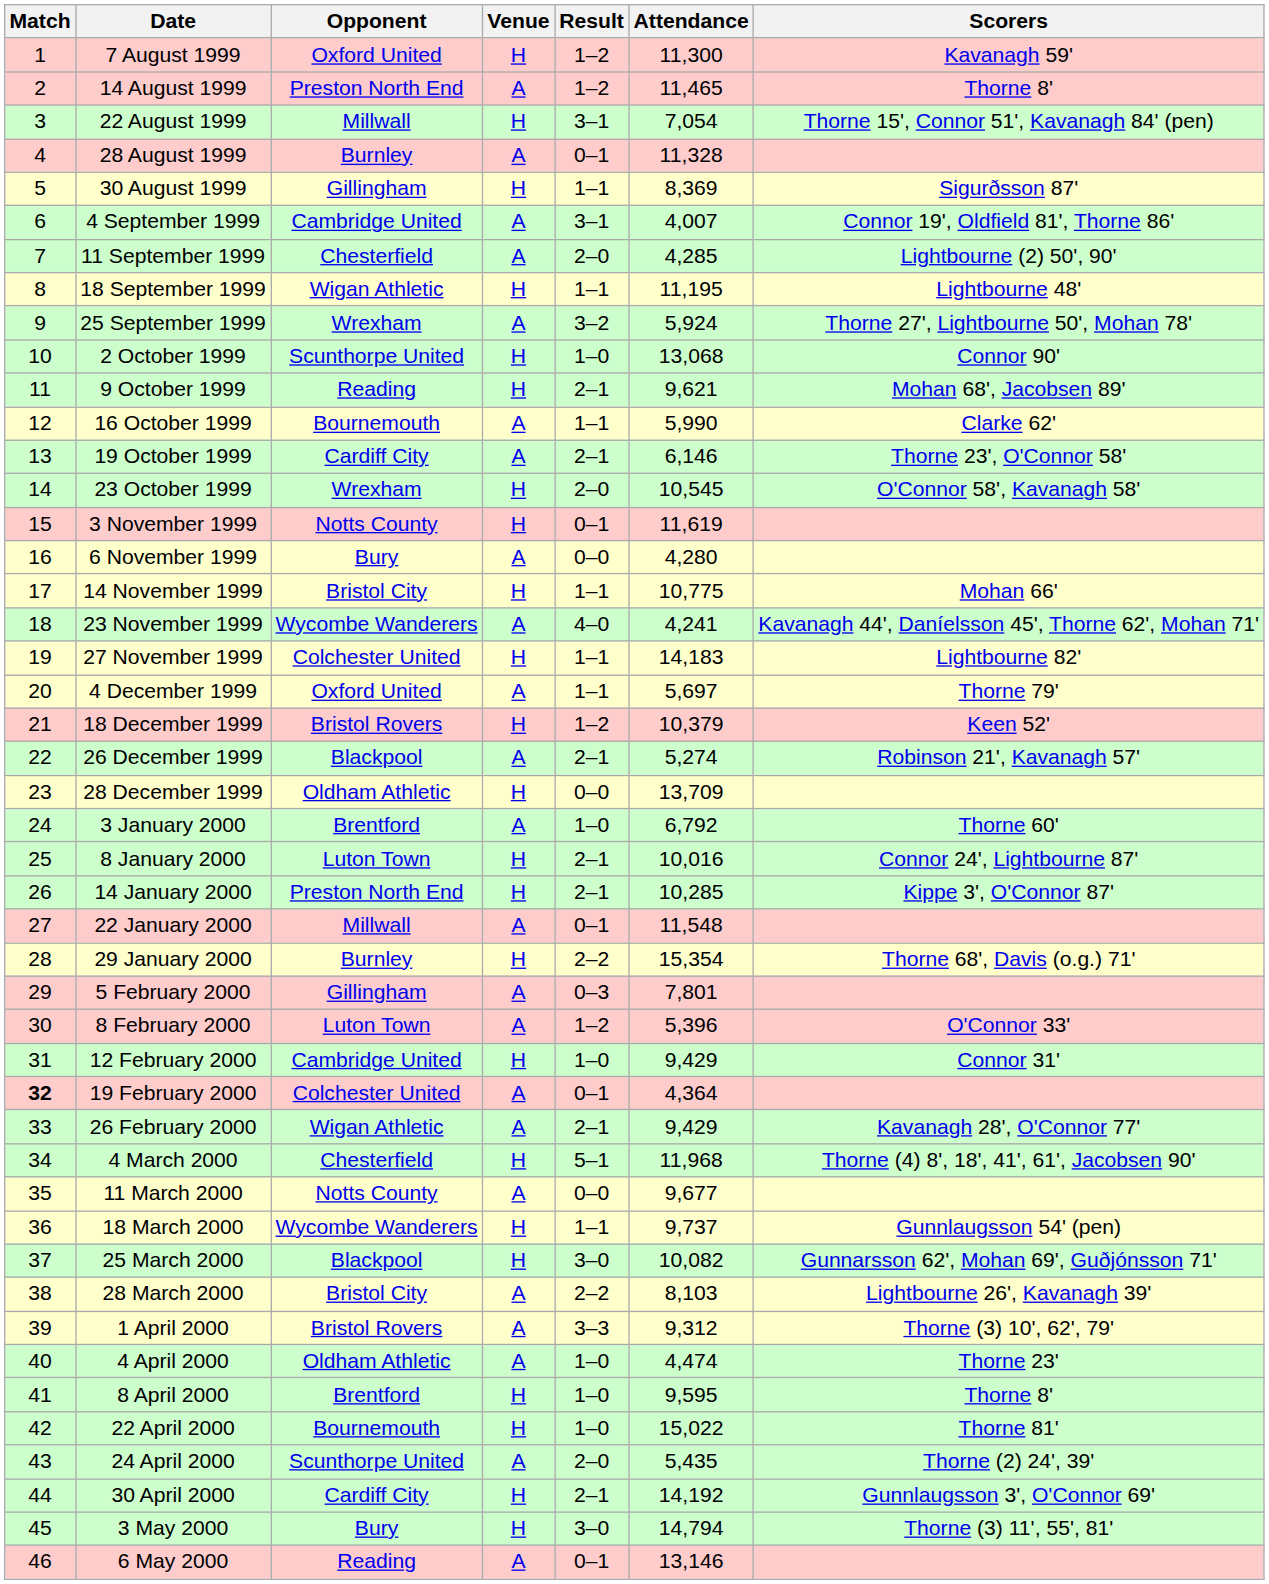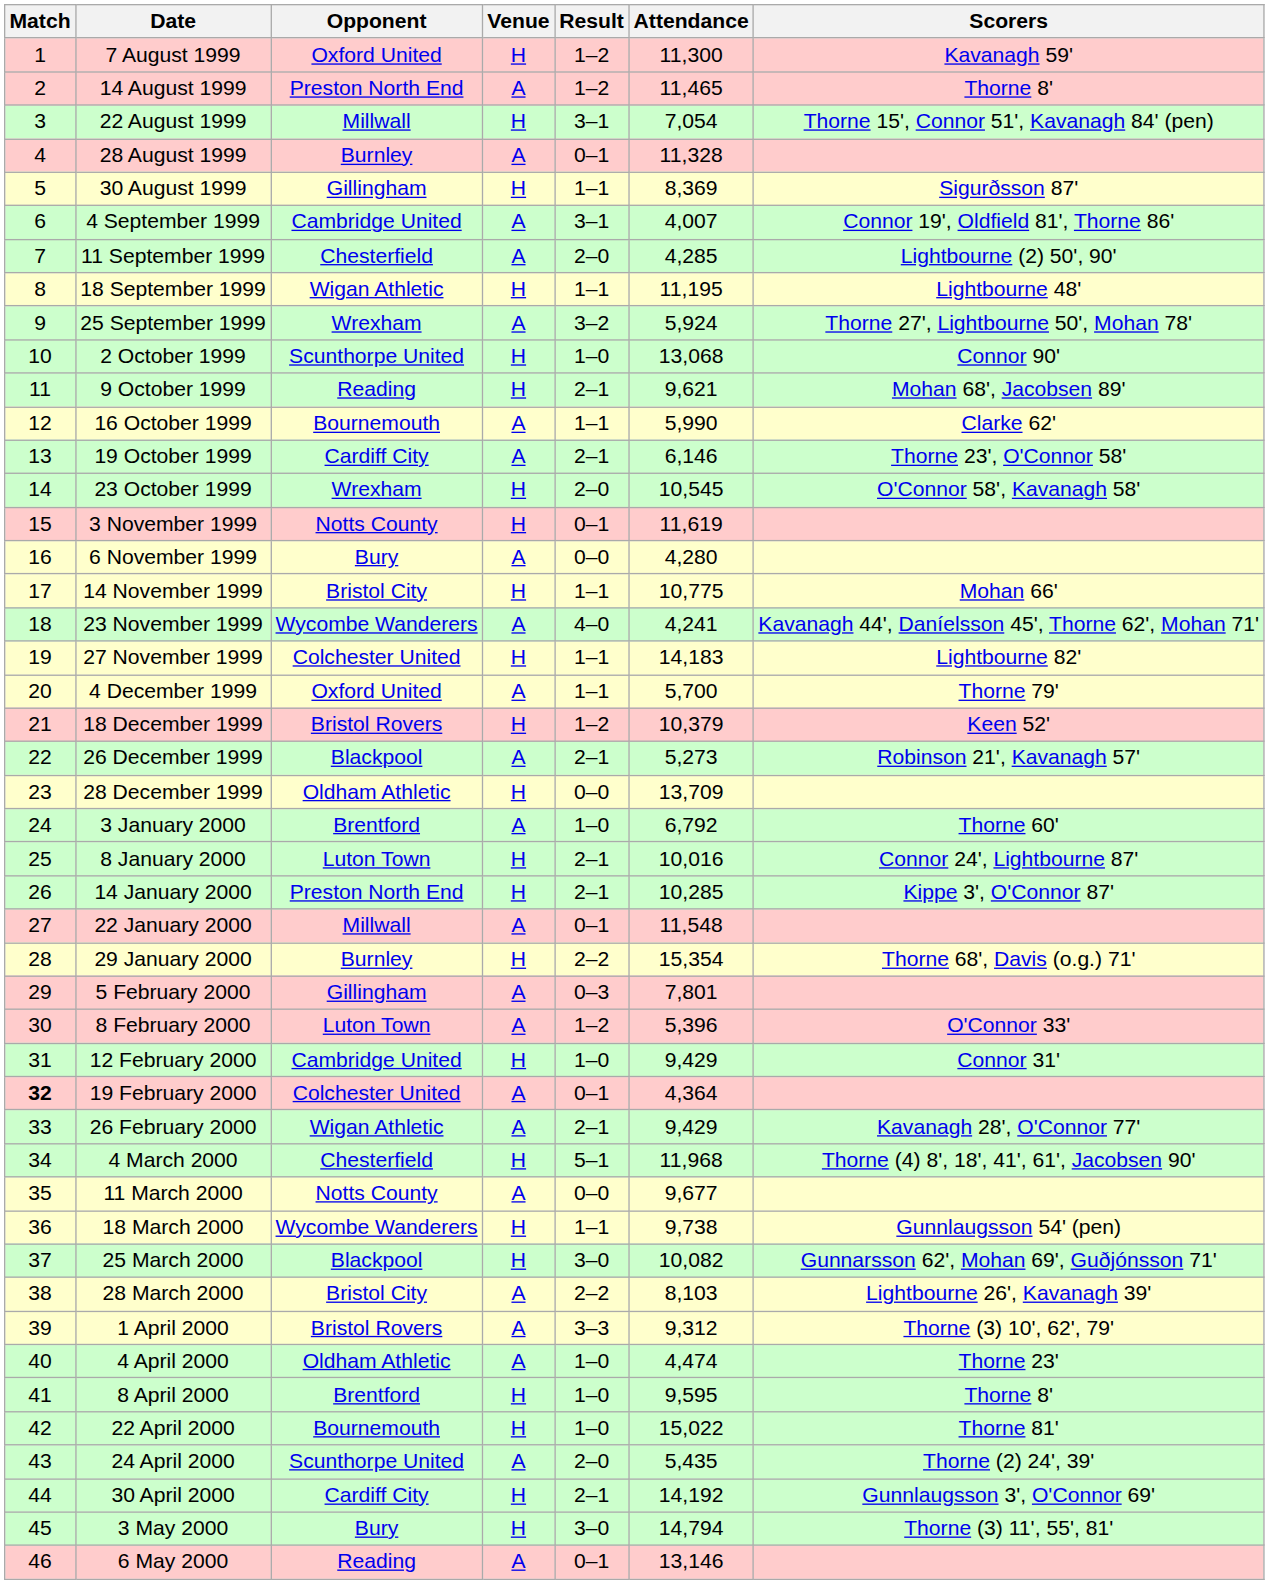(691, 691) 5,697 -> (691, 691) 5,700
(691, 758) 5,274 -> (691, 758) 5,273
(691, 1227) 9,737 -> (691, 1227) 9,738
